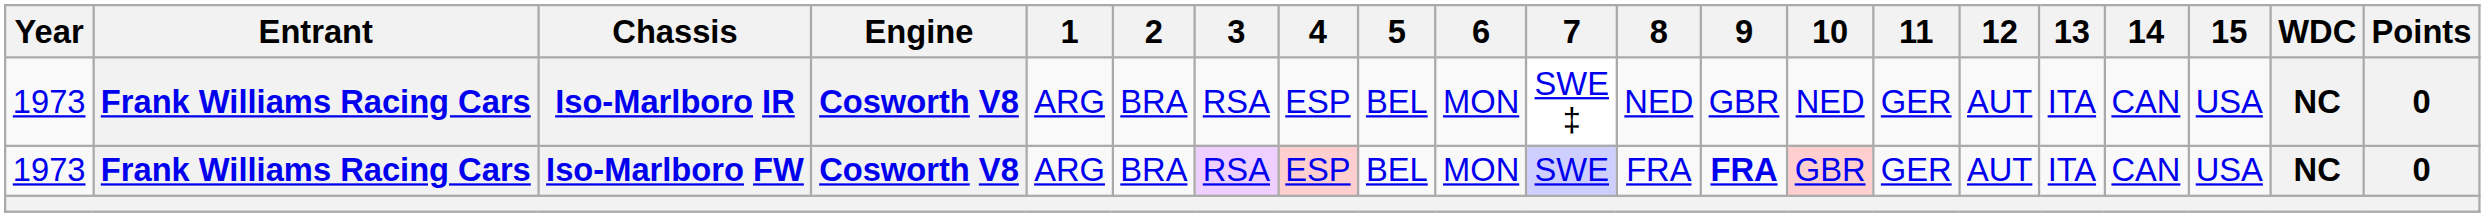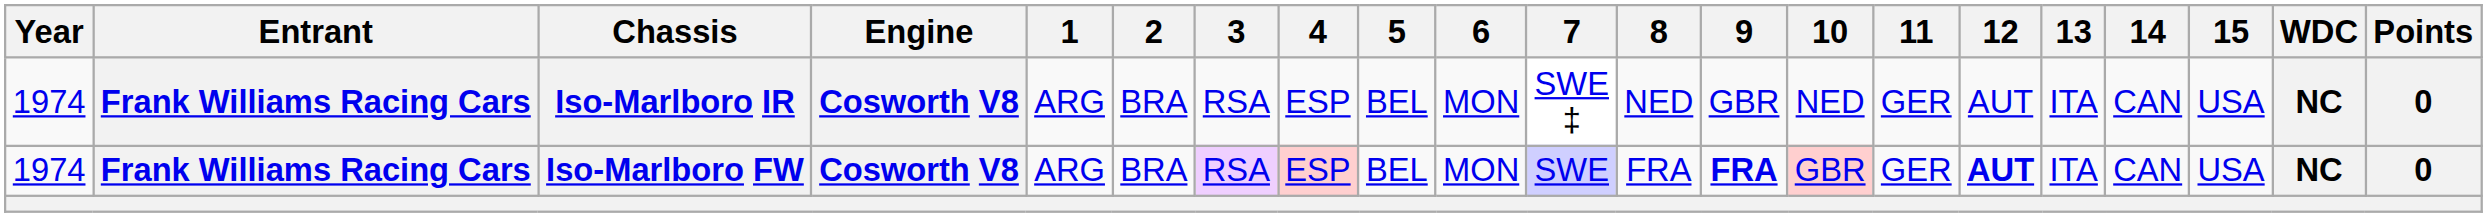(49, 101) 1973 -> (49, 101) 1974
(49, 171) 1973 -> (49, 171) 1974
(2000, 171) normal -> (2001, 171) bold
